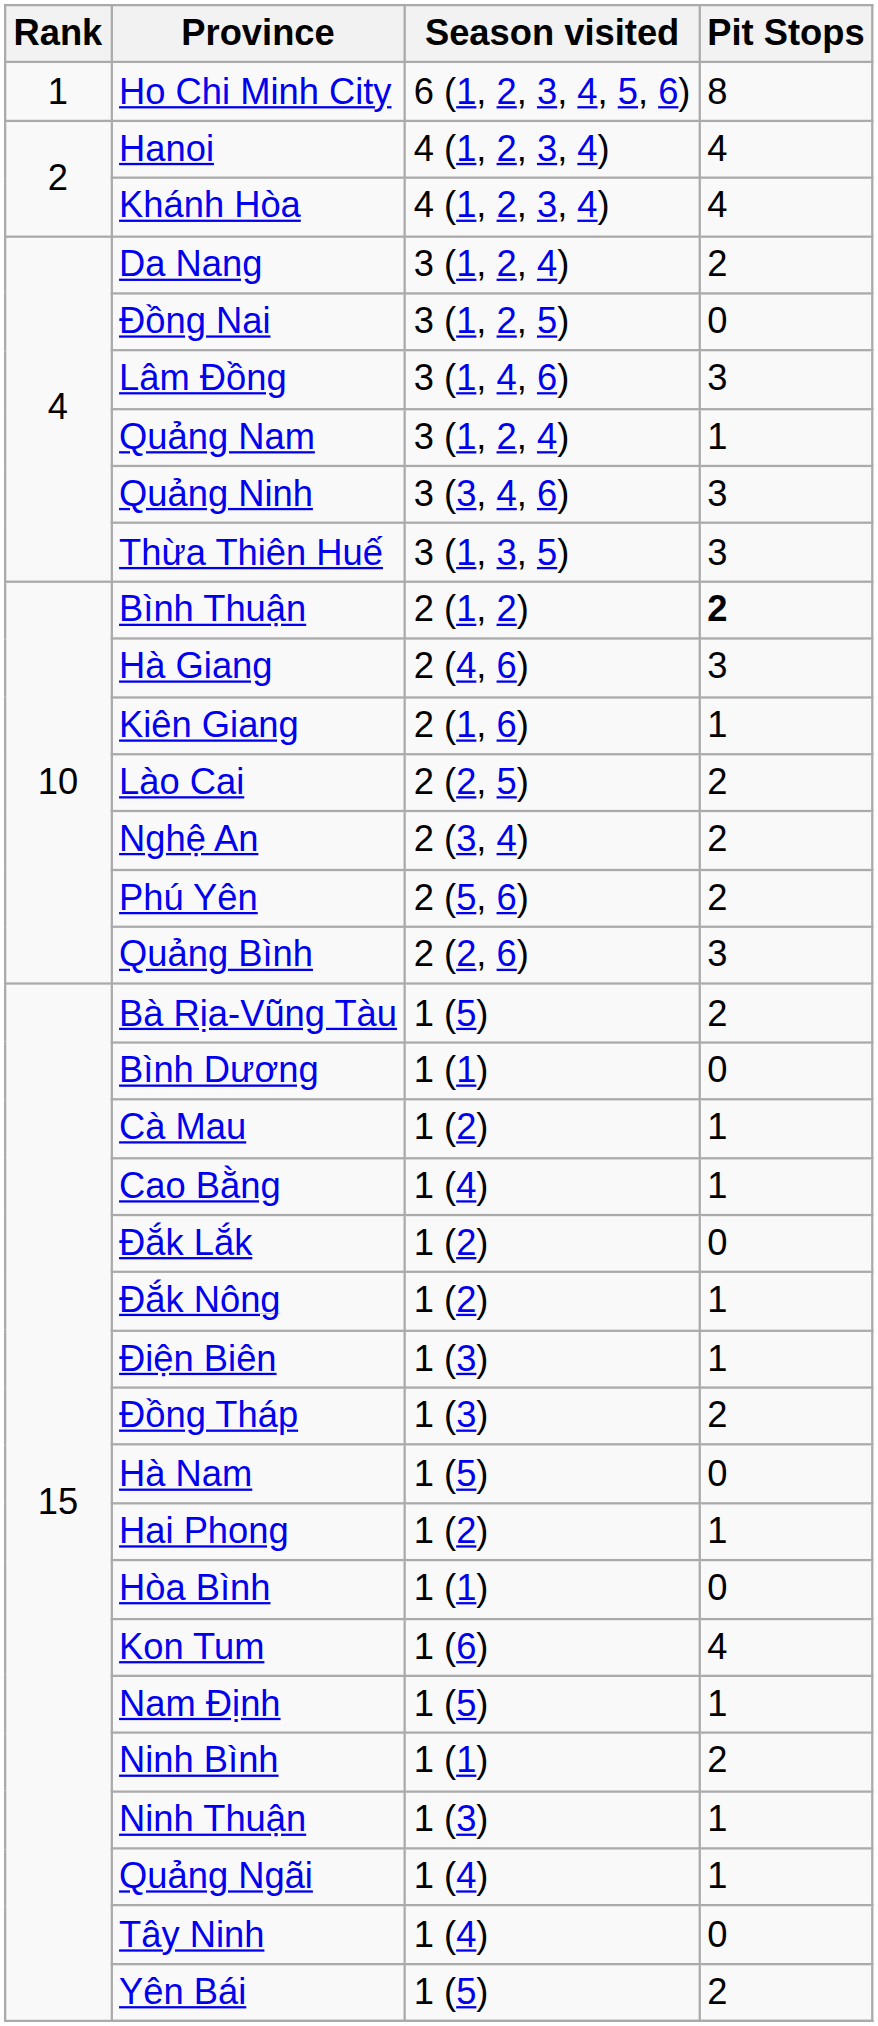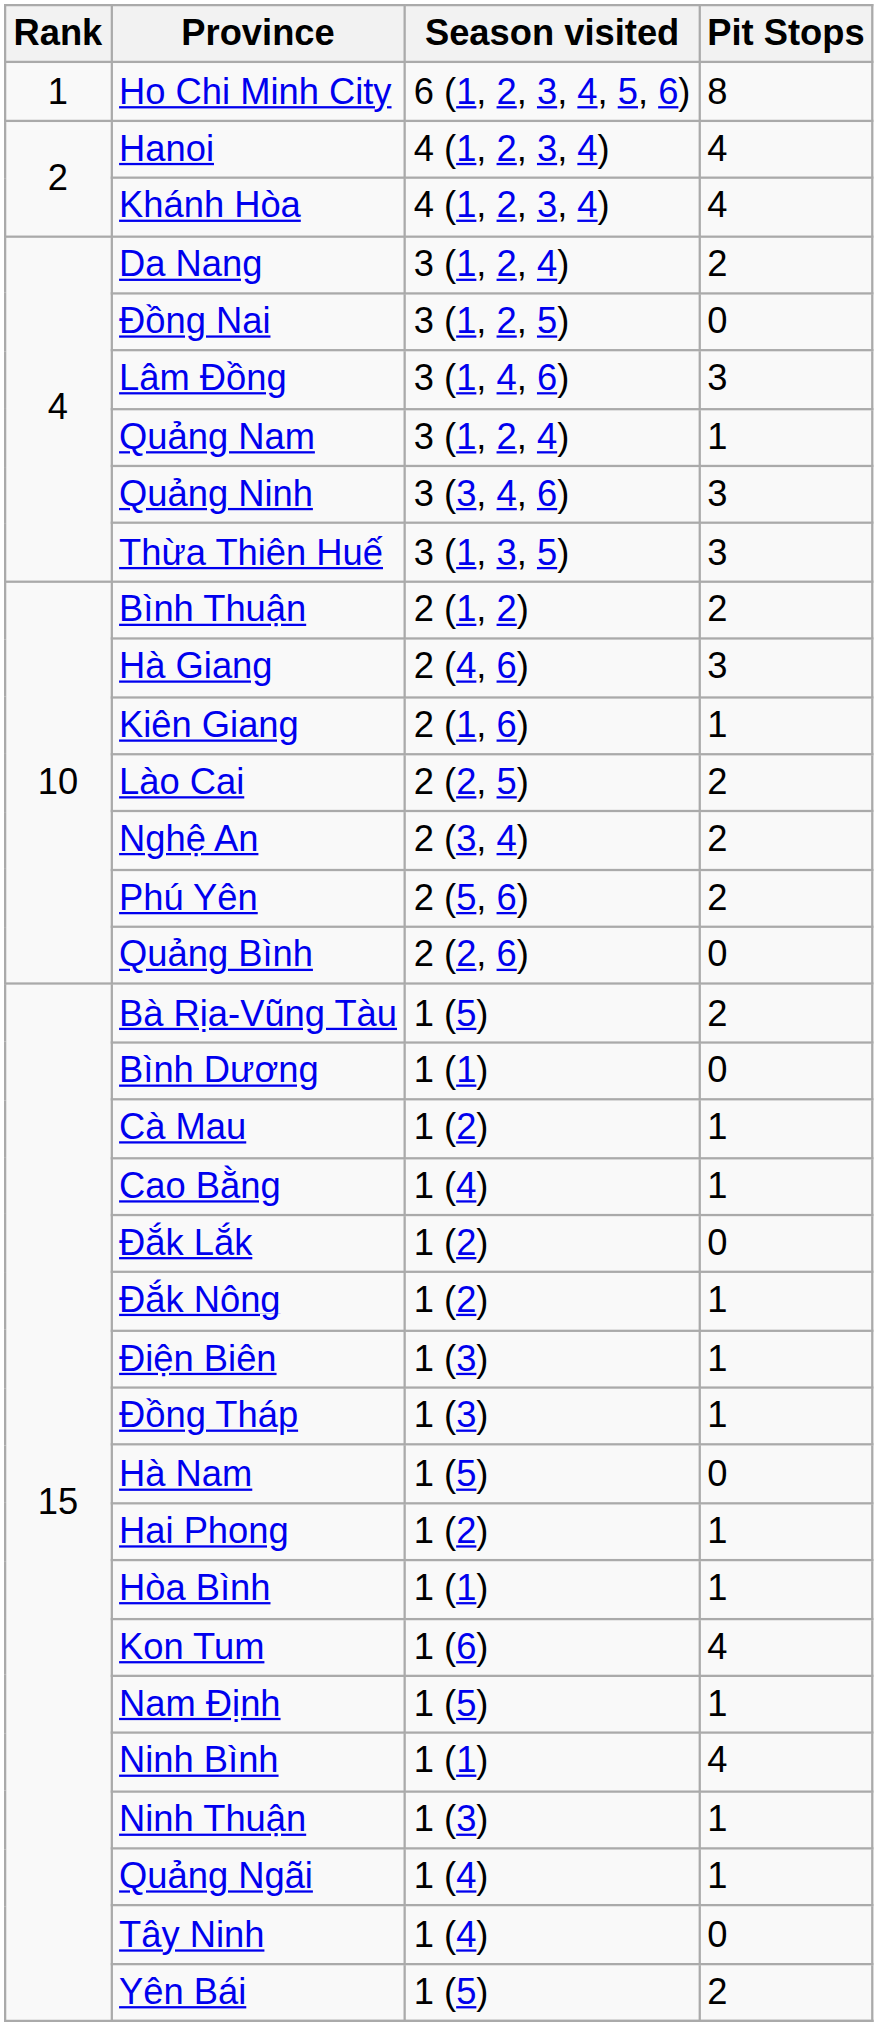(717, 609) bold -> (717, 609) normal
(717, 954) 3 -> (717, 954) 0
(717, 1415) 2 -> (717, 1415) 1
(717, 1588) 0 -> (717, 1588) 1
(717, 1761) 2 -> (717, 1761) 4
